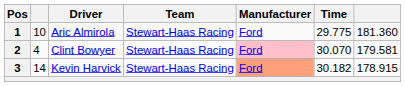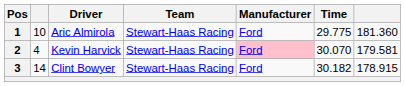(83, 50) Clint Bowyer -> (86, 50) Kevin Harvick
(86, 68) Kevin Harvick -> (83, 68) Clint Bowyer
(251, 68) lightsalmon background -> (251, 68) no background
